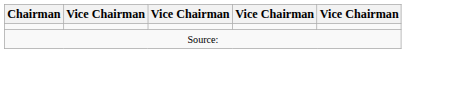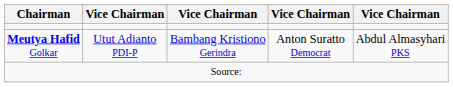+ row: (43, 45)
